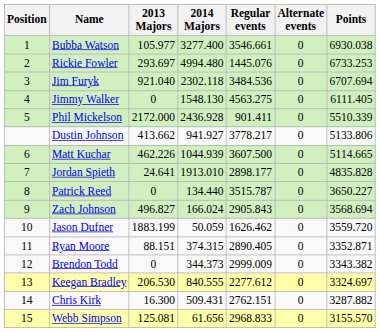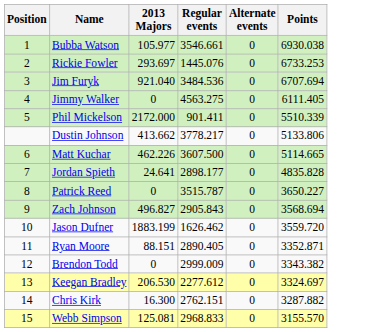- column: (202, 20)
